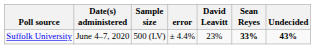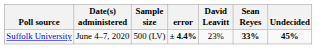(182, 36) normal -> (183, 36) bold
(288, 36) 43% -> (290, 36) 45%
